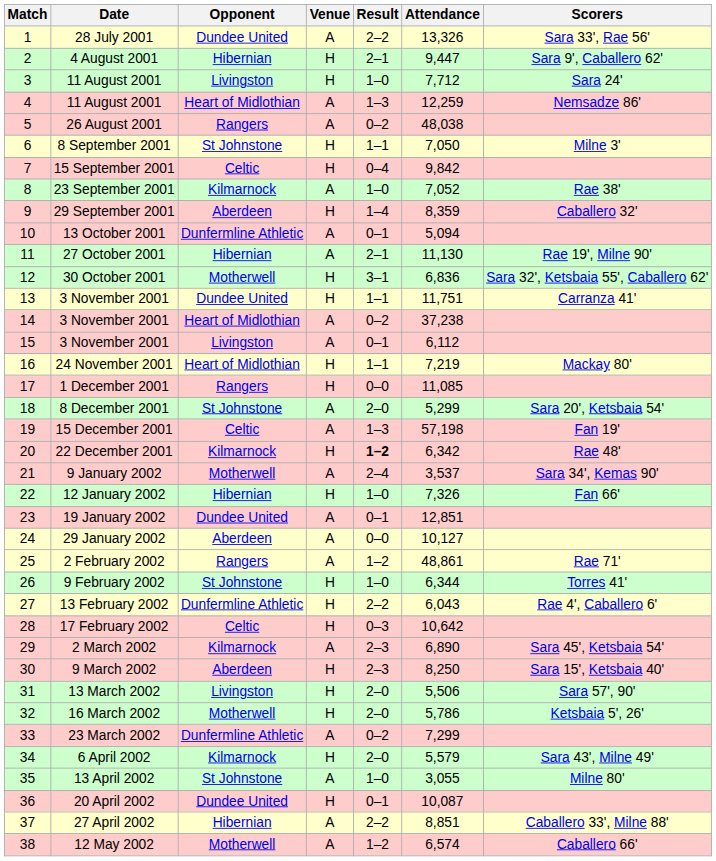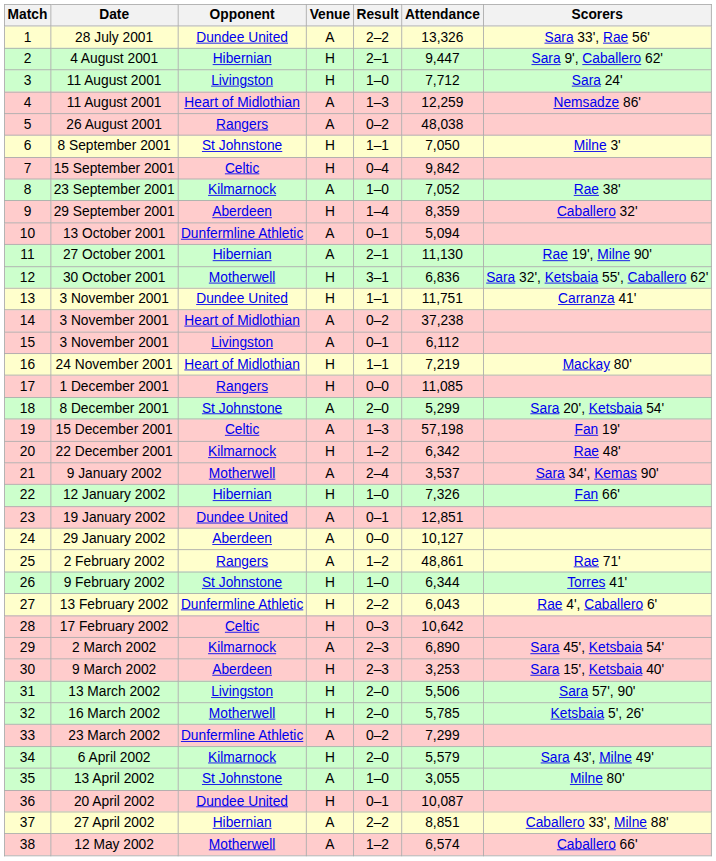(378, 451) bold -> (378, 451) normal
(442, 670) 8,250 -> (442, 670) 3,253
(442, 713) 5,786 -> (442, 713) 5,785
